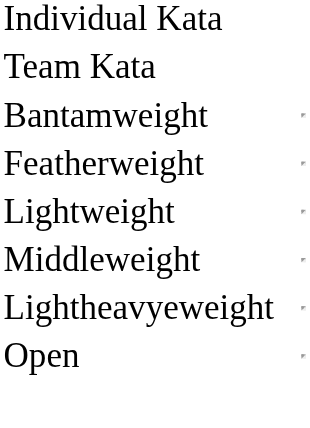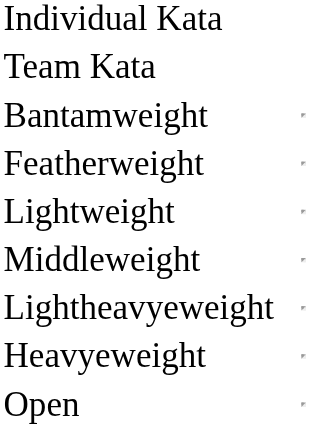+ row: (105, 355)
